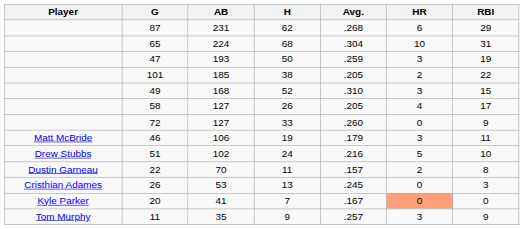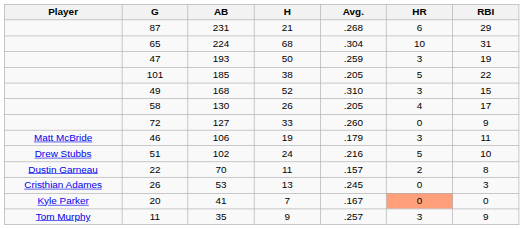(287, 28) 62 -> (287, 28) 21
(420, 75) 2 -> (420, 75) 5
(221, 106) 127 -> (221, 106) 130
